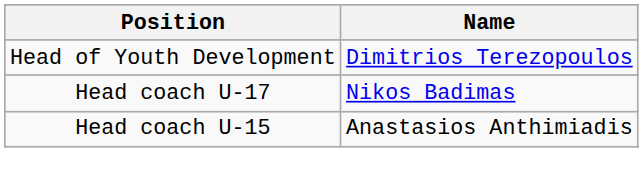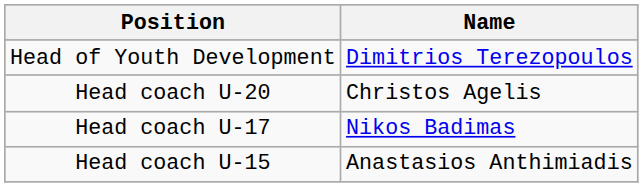+ row: (173, 93)
